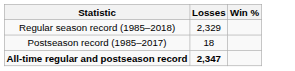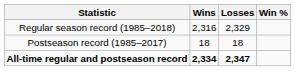+ column: (204, 12)
